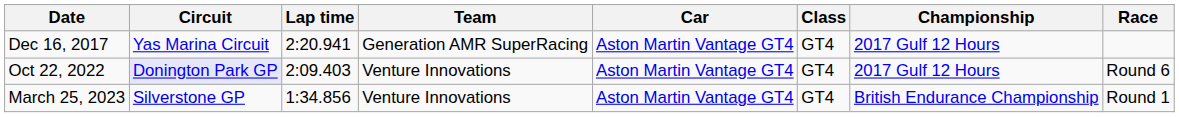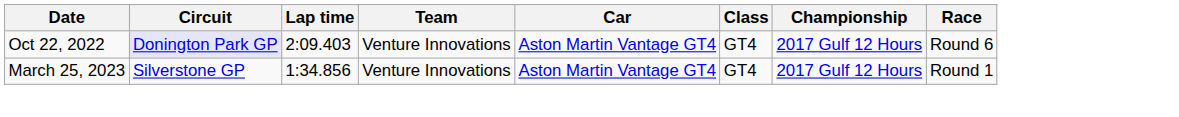- row: (58, 44)
(976, 97) British Endurance Championship -> (849, 71) 2017 Gulf 12 Hours
